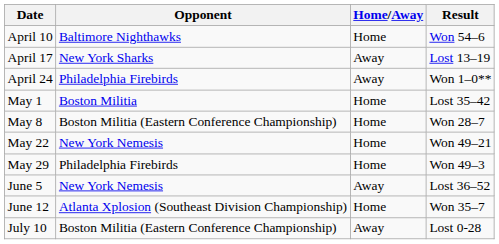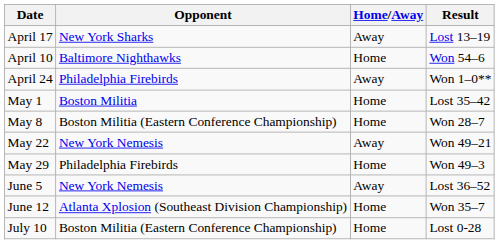rows swapped: (30, 36) <-> (30, 57)
(370, 143) Home -> (369, 143) Away
(369, 228) Away -> (370, 228) Home
